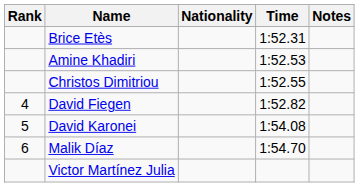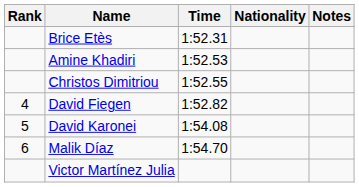columns swapped: (217, 16) <-> (282, 16)
